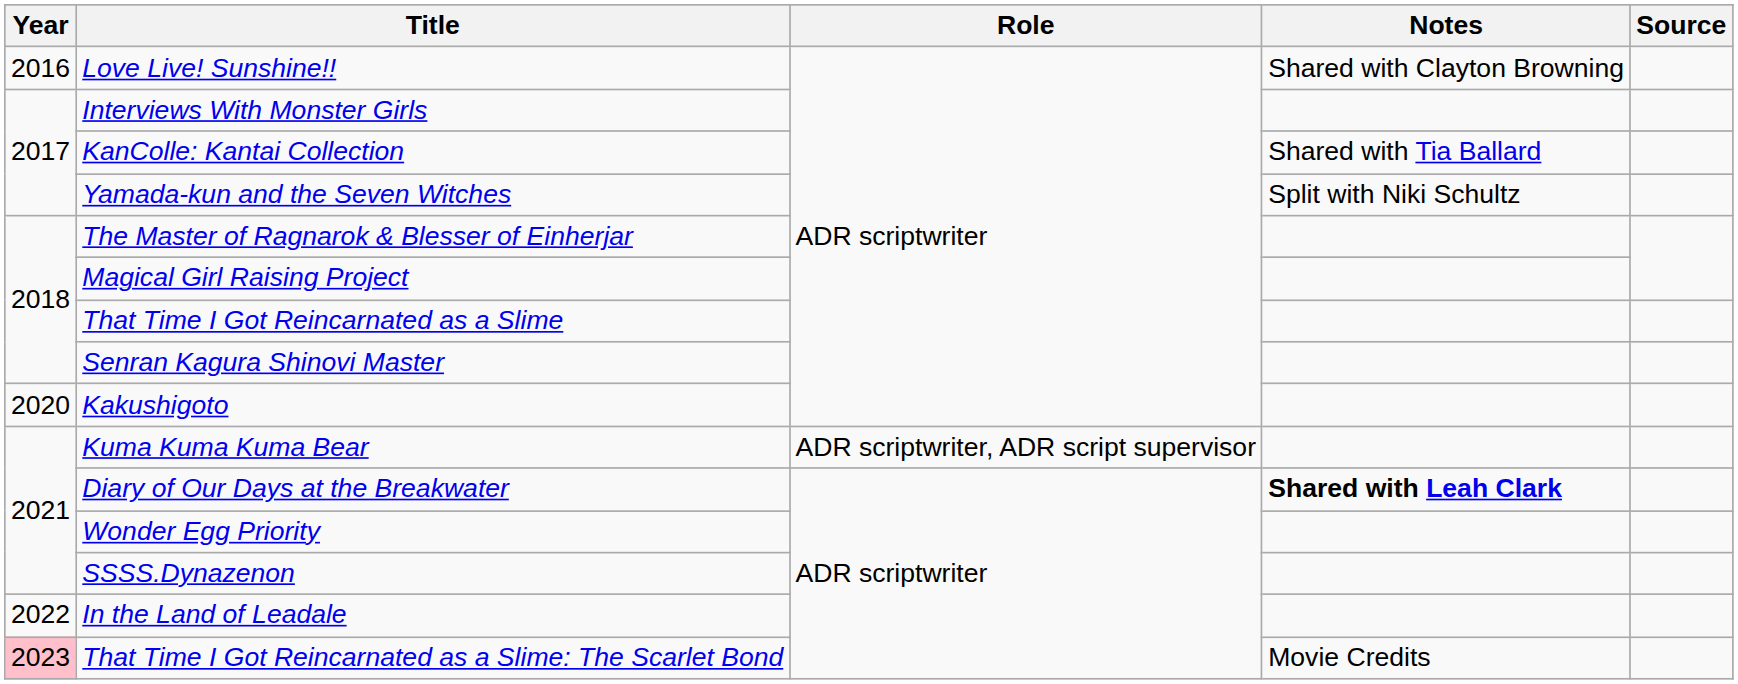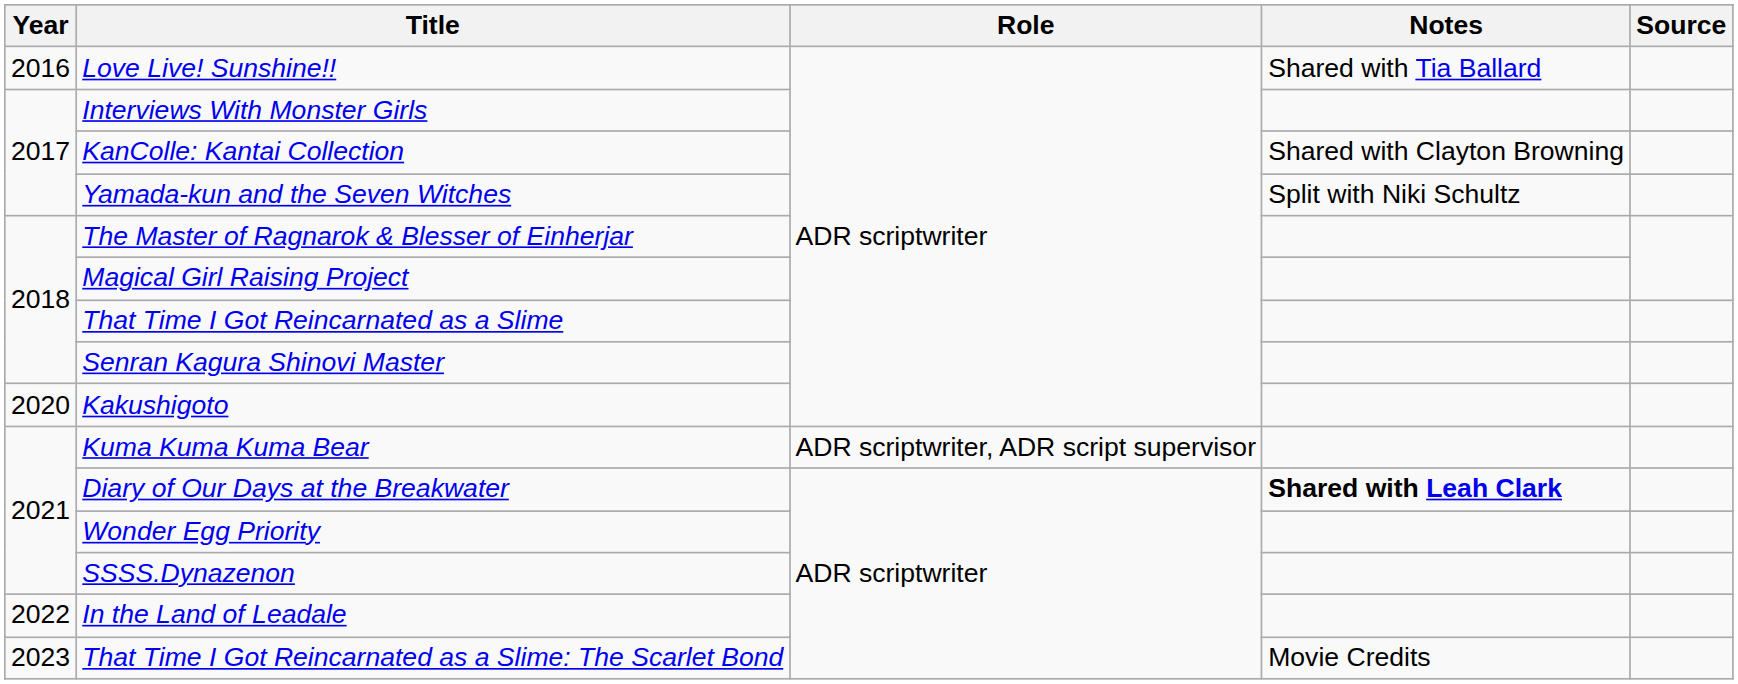(1446, 67) Shared with Clayton Browning -> (1405, 67) Shared with Tia Ballard
(1405, 151) Shared with Tia Ballard -> (1446, 151) Shared with Clayton Browning
(40, 657) pink background -> (40, 657) no background
